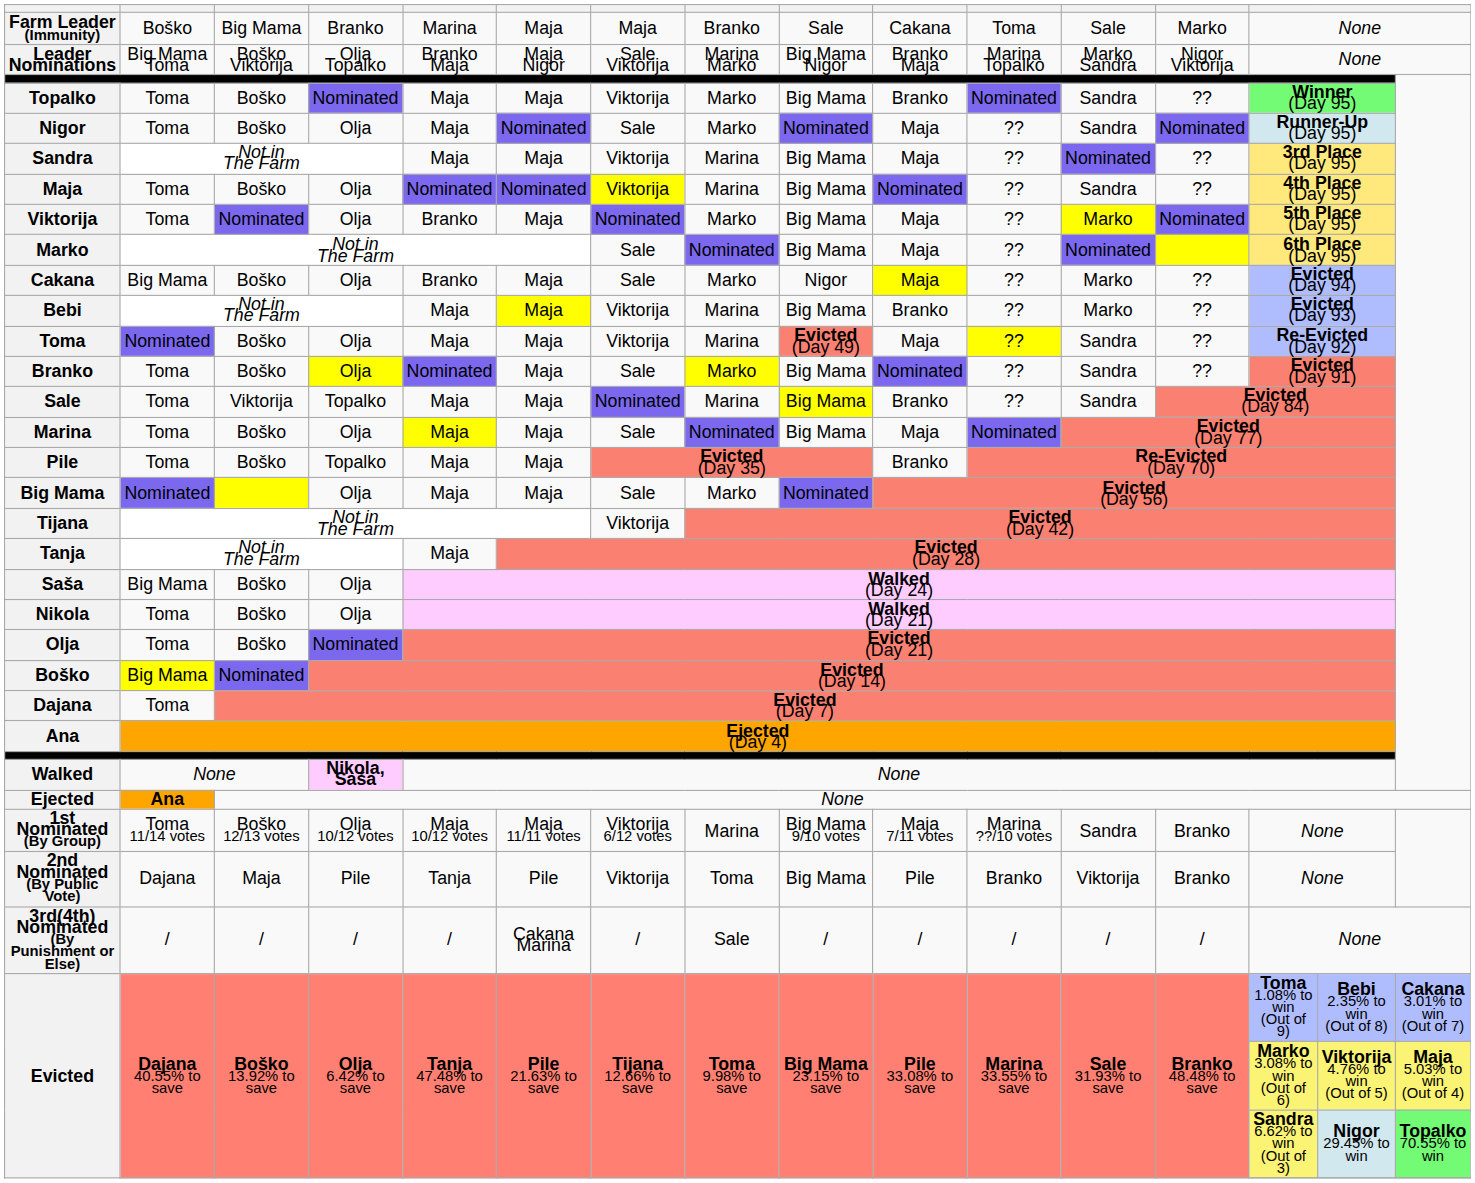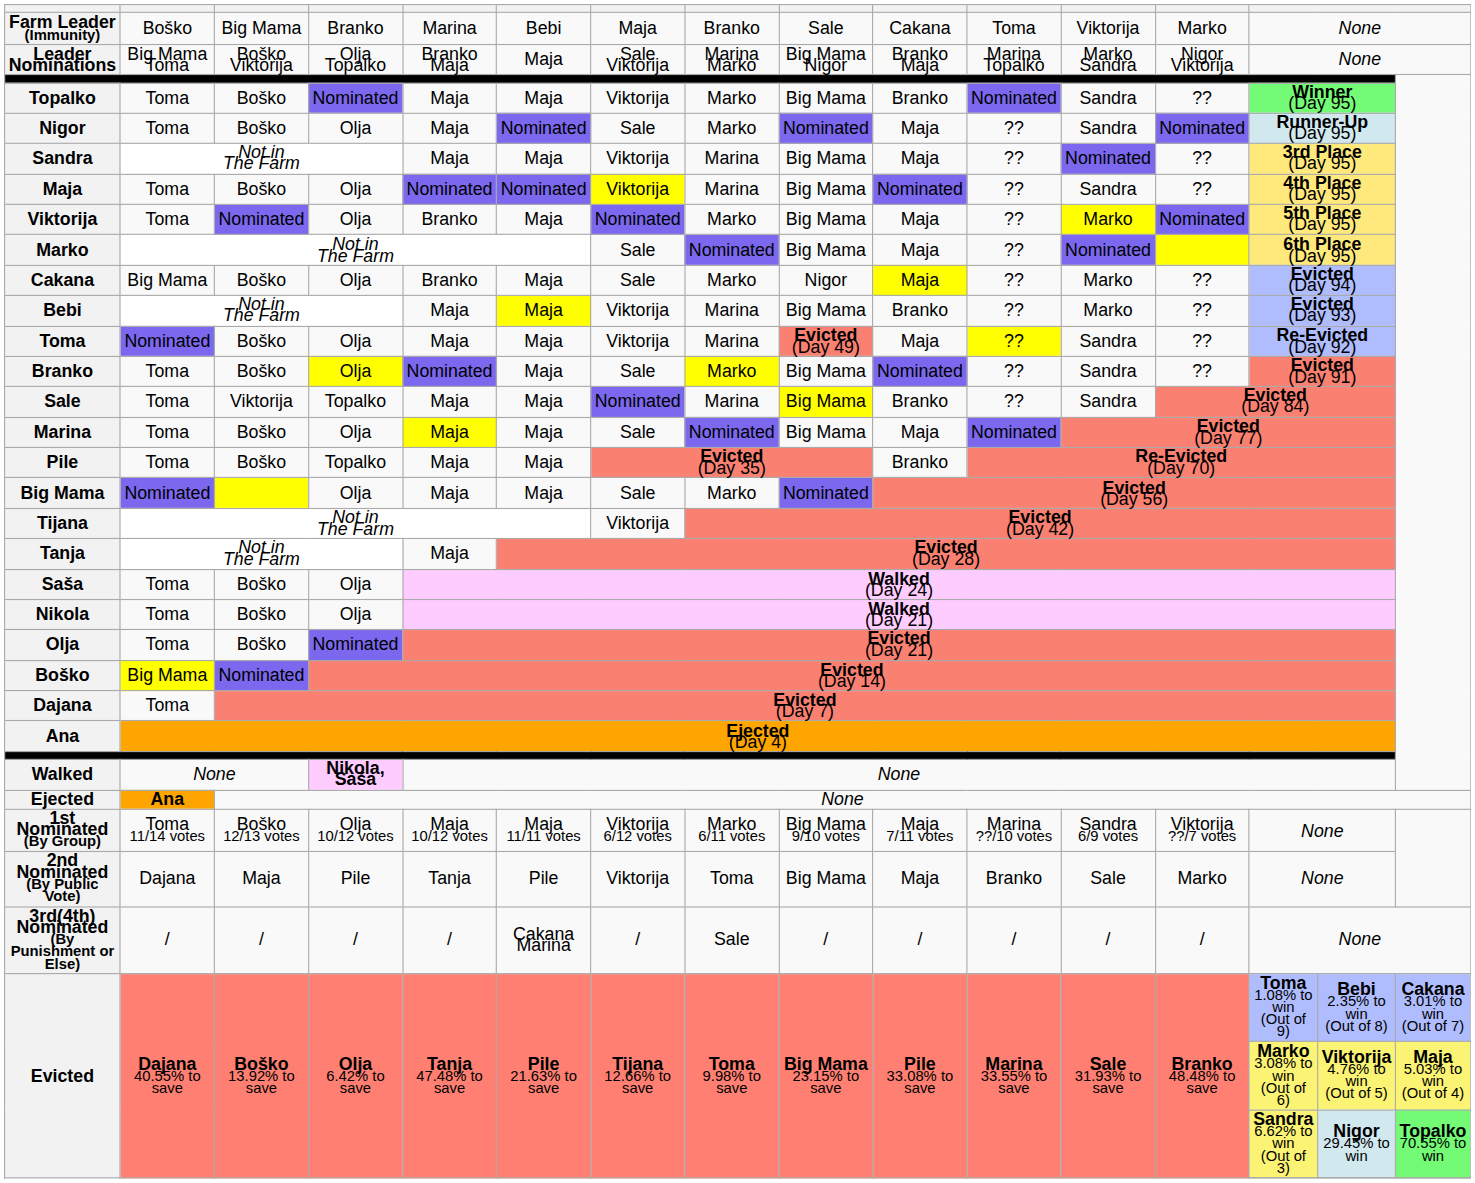(544, 28) Maja -> (544, 28) Bebi
(1108, 28) Sale -> (1108, 28) Viktorija
(544, 59) Maja Nigor -> (544, 59) Maja
(167, 584) Big Mama -> (167, 584) Toma
(732, 830) Marina -> (732, 829) Marko 6/11 votes
(1108, 830) Sandra -> (1108, 829) Sandra 6/9 votes
(1202, 830) Branko -> (1202, 829) Viktorija ??/7 votes
(920, 879) Pile -> (920, 879) Maja
(1108, 879) Viktorija -> (1108, 879) Sale
(1202, 879) Branko -> (1202, 879) Marko
